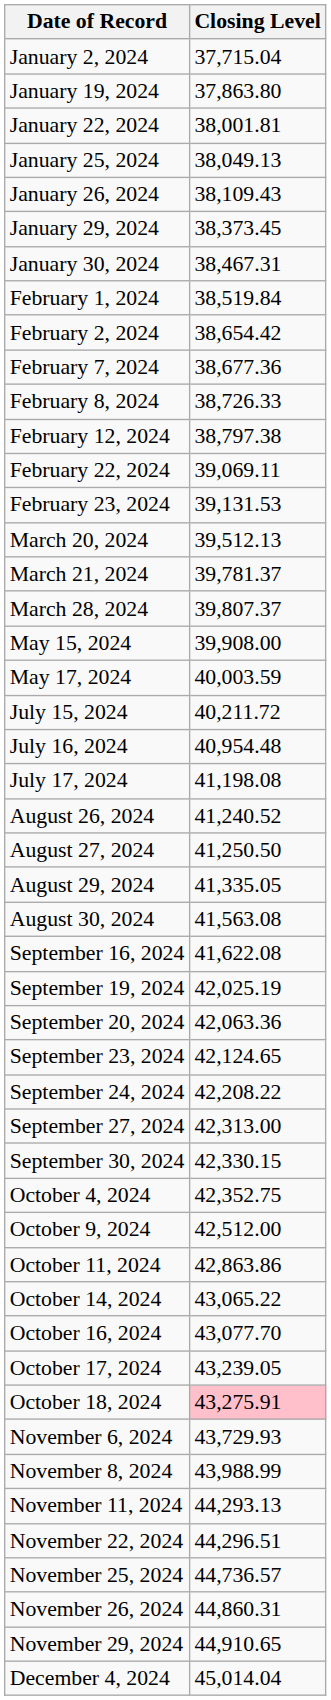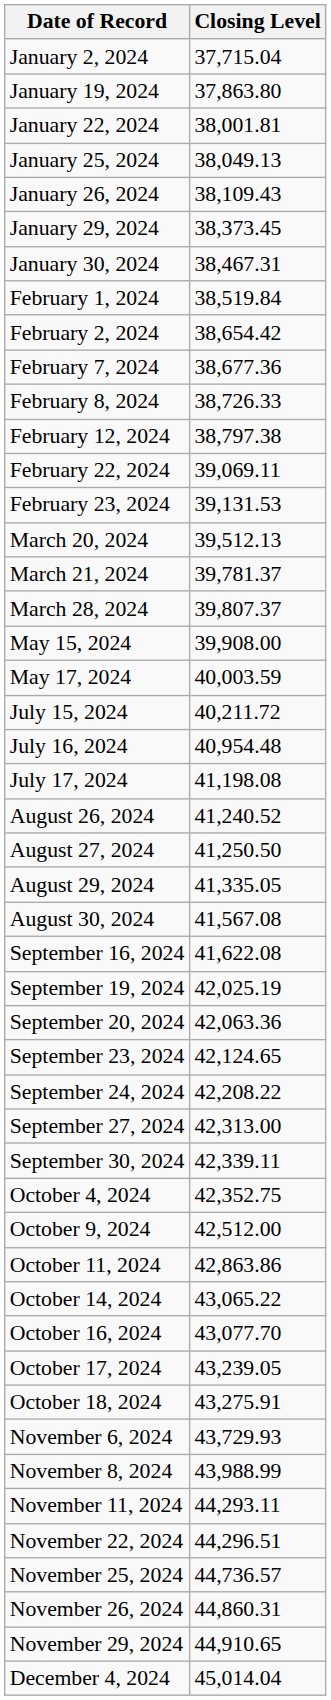(238, 919) 41,563.08 -> (238, 919) 41,567.08
(238, 1160) 42,330.15 -> (237, 1160) 42,339.11
(238, 1402) pink background -> (238, 1402) no background
(238, 1505) 44,293.13 -> (237, 1505) 44,293.11
